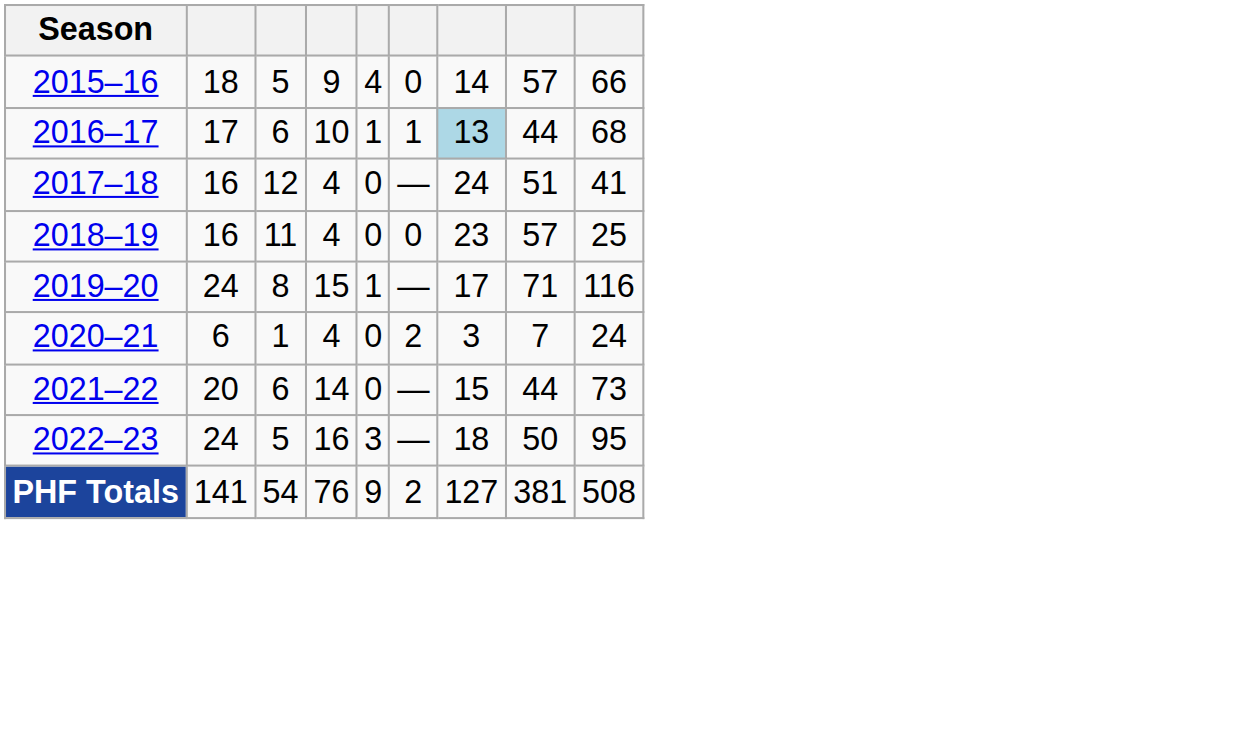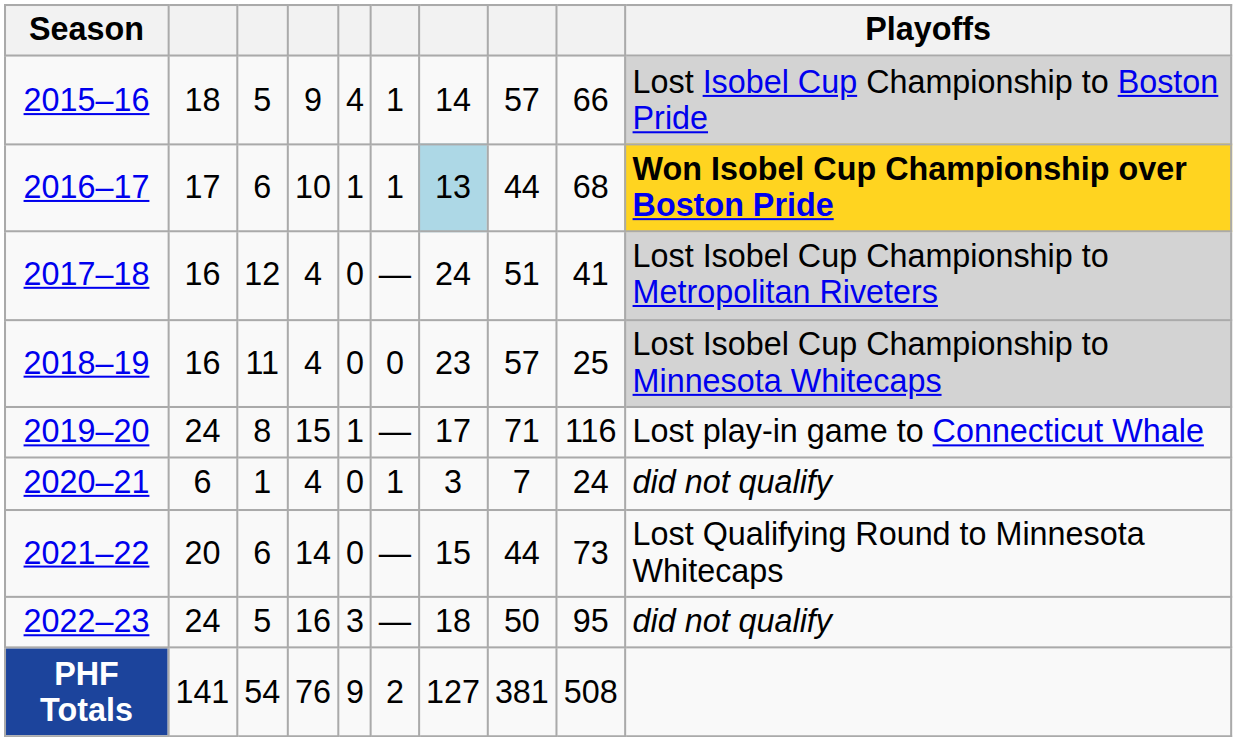+ column: (928, 30)
(413, 81) 0 -> (395, 99) 1
(413, 337) 2 -> (395, 483) 1
